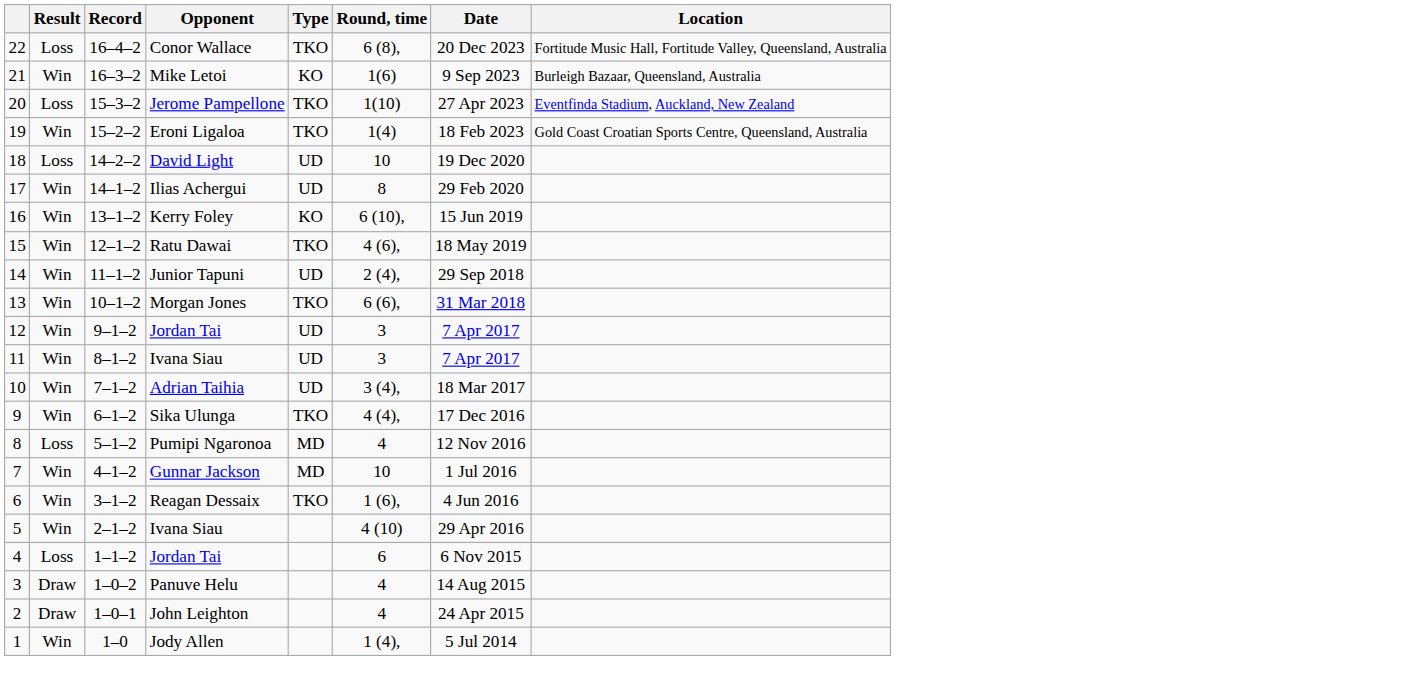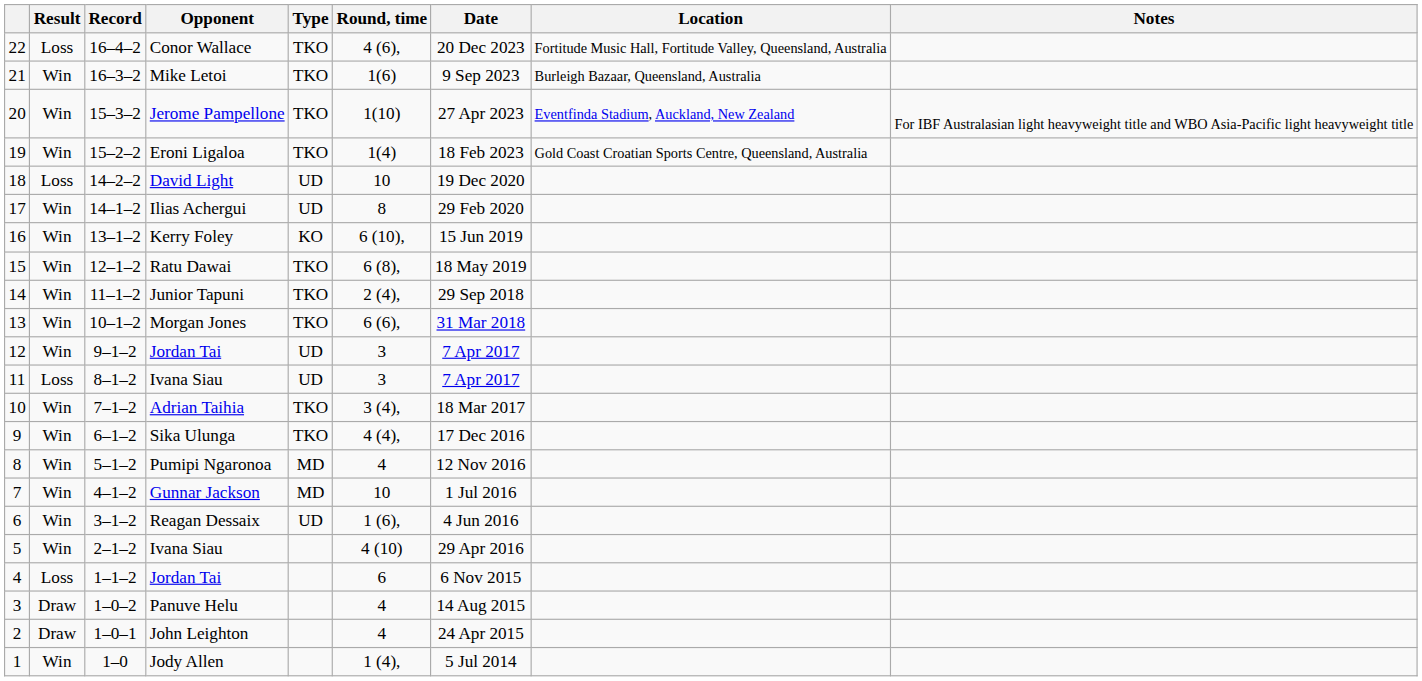+ column: (1154, 18)
(382, 47) 6 (8), -> (382, 47) 4 (6),
(311, 75) KO -> (311, 75) TKO
(57, 103) Loss -> (57, 113) Win
(382, 245) 4 (6), -> (382, 265) 6 (8),
(311, 273) UD -> (311, 294) TKO
(57, 358) Win -> (57, 379) Loss
(311, 387) UD -> (311, 407) TKO
(57, 443) Loss -> (57, 463) Win
(311, 500) TKO -> (311, 520) UD
